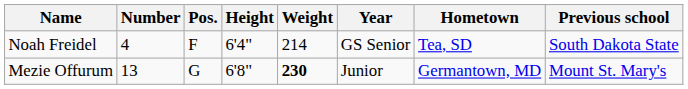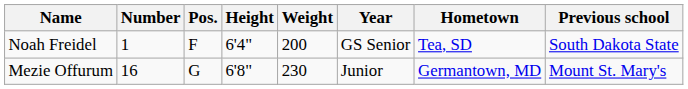(125, 44) 4 -> (125, 44) 1
(294, 44) 214 -> (294, 44) 200
(129, 71) 13 -> (129, 71) 16
(294, 71) bold -> (294, 71) normal
